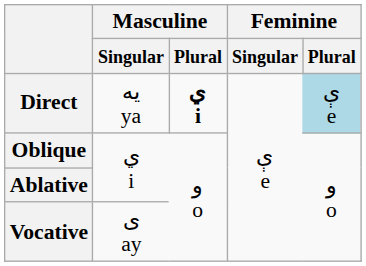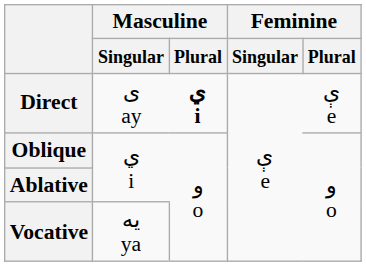(131, 103) یه ya -> (131, 103) ی ay
(332, 103) lightblue background -> (332, 103) no background
(131, 232) ی ay -> (131, 232) یه ya
